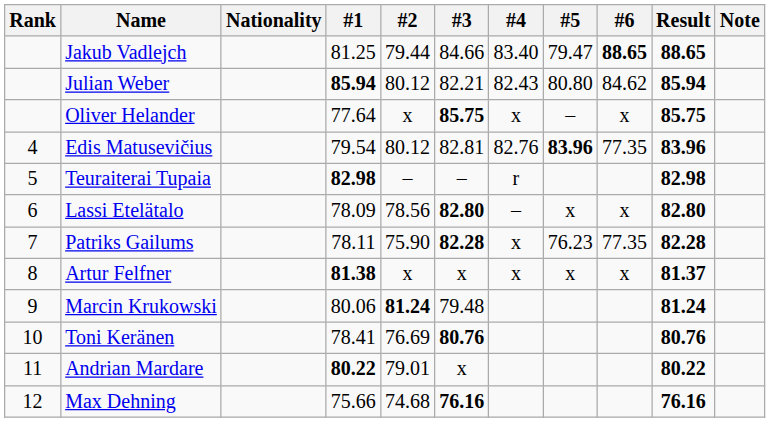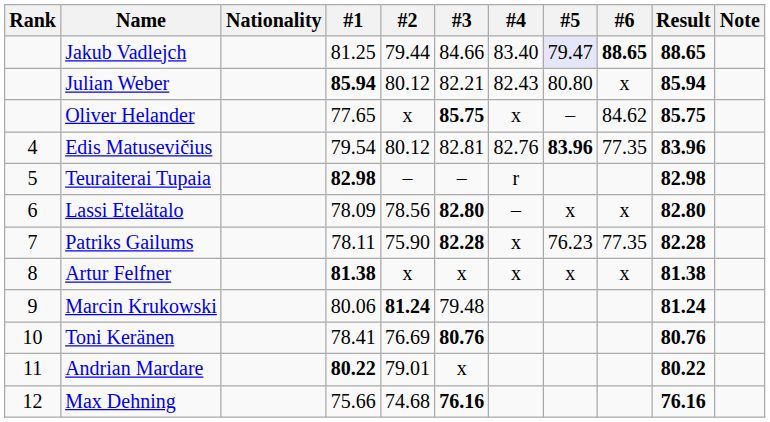(570, 52) no background -> (570, 52) lavender background
(624, 83) 84.62 -> (624, 83) x
(353, 115) 77.64 -> (353, 115) 77.65
(624, 115) x -> (624, 115) 84.62
(683, 274) 81.37 -> (683, 274) 81.38
